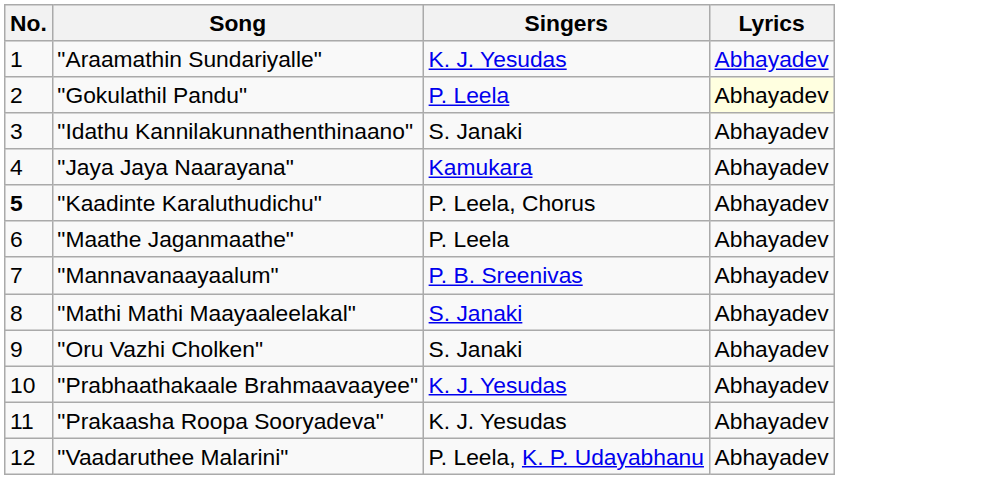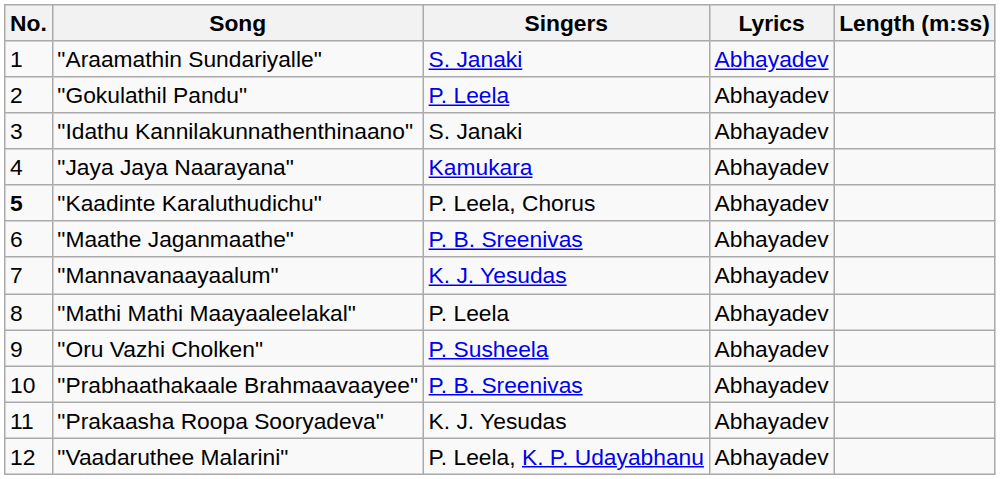+ column: (914, 23)
(498, 59) K. J. Yesudas -> (475, 59) S. Janaki
(772, 95) lightyellow background -> (772, 95) no background
(469, 240) P. Leela -> (506, 240) P. B. Sreenivas
(506, 276) P. B. Sreenivas -> (498, 276) K. J. Yesudas
(475, 312) S. Janaki -> (469, 312) P. Leela
(475, 348) S. Janaki -> (489, 348) P. Susheela
(498, 384) K. J. Yesudas -> (506, 384) P. B. Sreenivas
